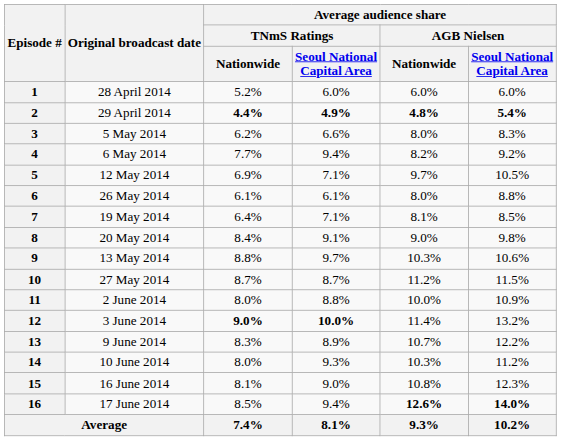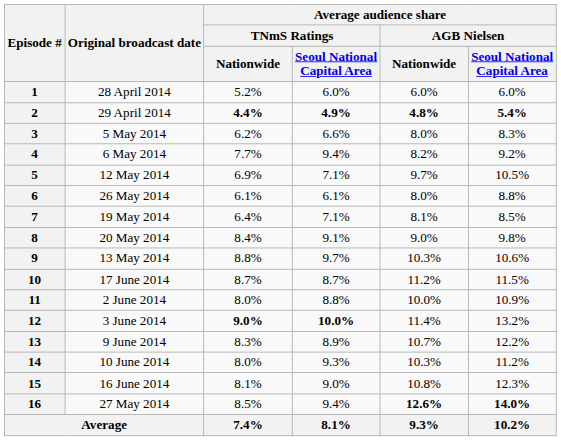(134, 279) 27 May 2014 -> (134, 279) 17 June 2014
(134, 404) 17 June 2014 -> (134, 404) 27 May 2014
